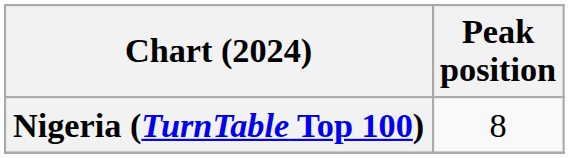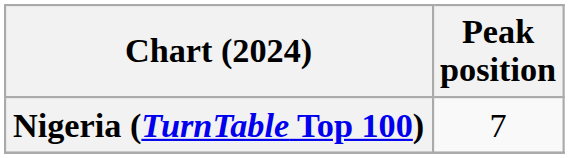(498, 124) 8 -> (498, 124) 7
